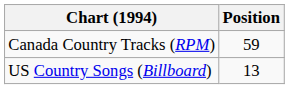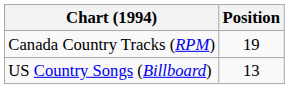(251, 44) 59 -> (251, 44) 19
